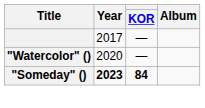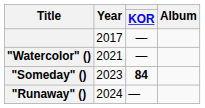(110, 56) 2020 -> (110, 56) 2021
(110, 75) bold -> (110, 75) normal
+ row: (49, 94)
